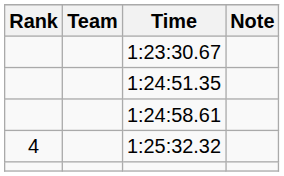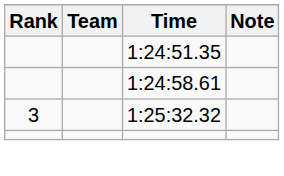- row: (174, 52)
(34, 147) 4 -> (34, 115) 3
